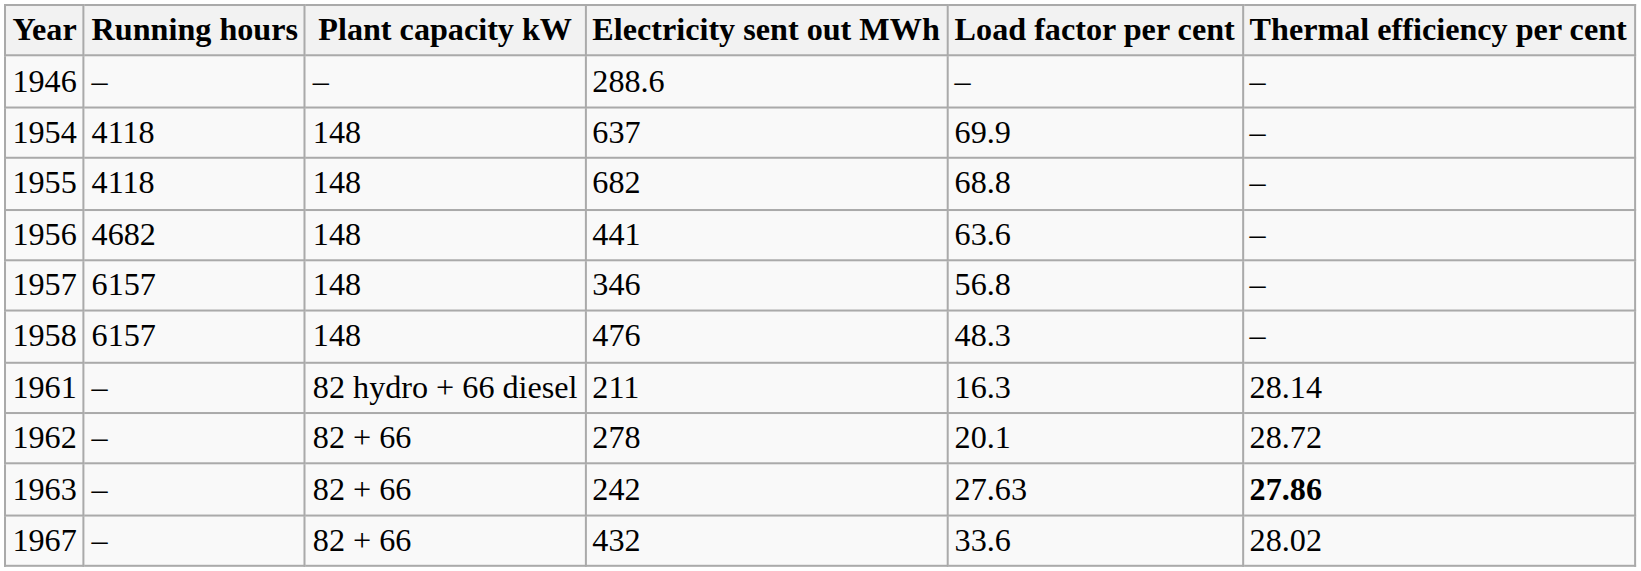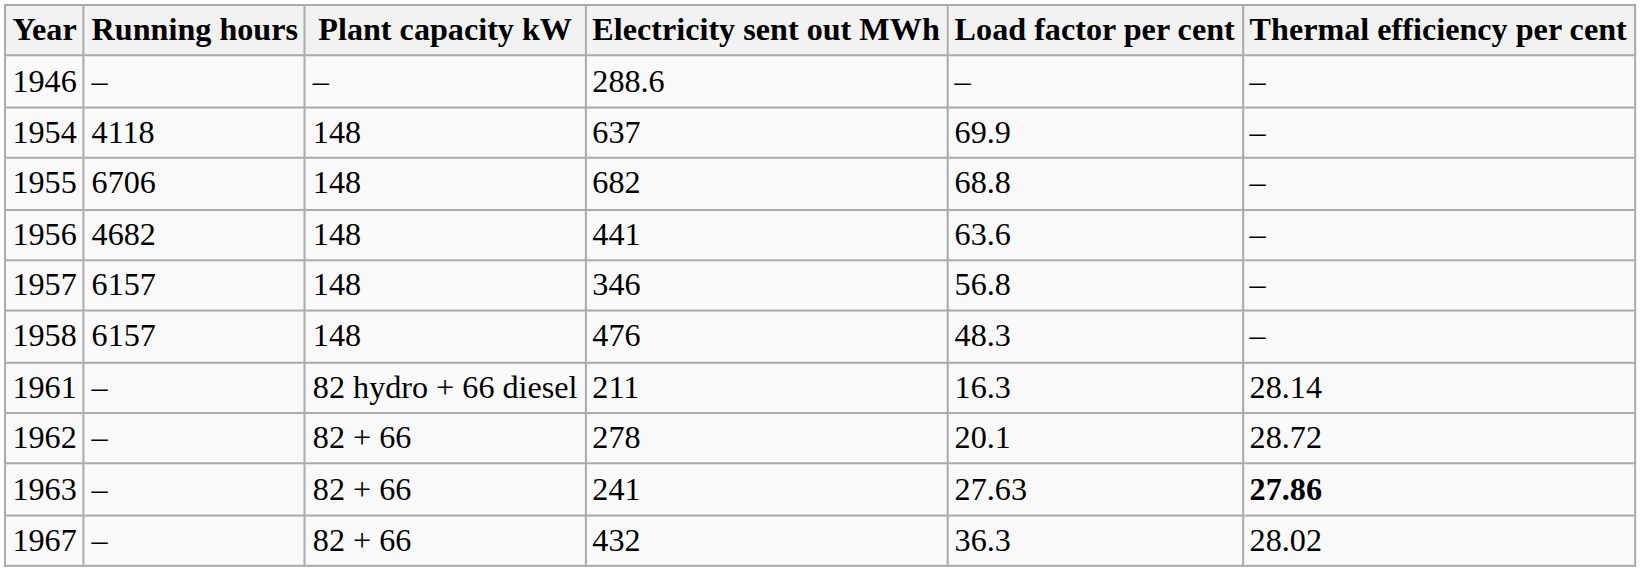(123, 183) 4118 -> (124, 183) 6706
(616, 489) 242 -> (616, 489) 241
(983, 540) 33.6 -> (983, 540) 36.3
